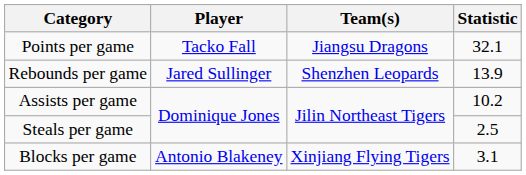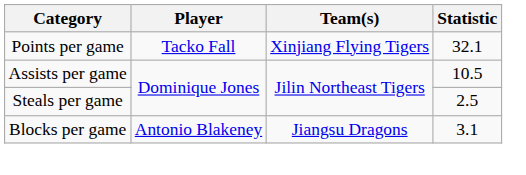(370, 45) Jiangsu Dragons -> (350, 45) Xinjiang Flying Tigers
- row: (78, 73)
(488, 101) 10.2 -> (467, 73) 10.5
(370, 156) Xinjiang Flying Tigers -> (350, 128) Jiangsu Dragons
